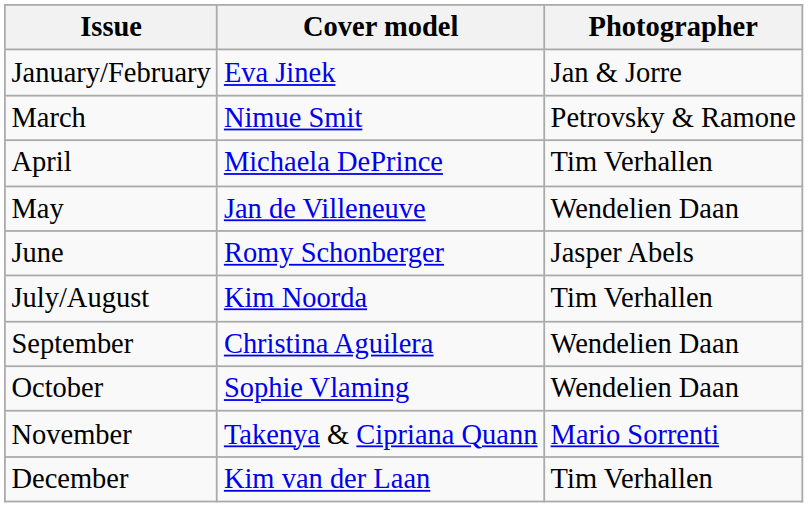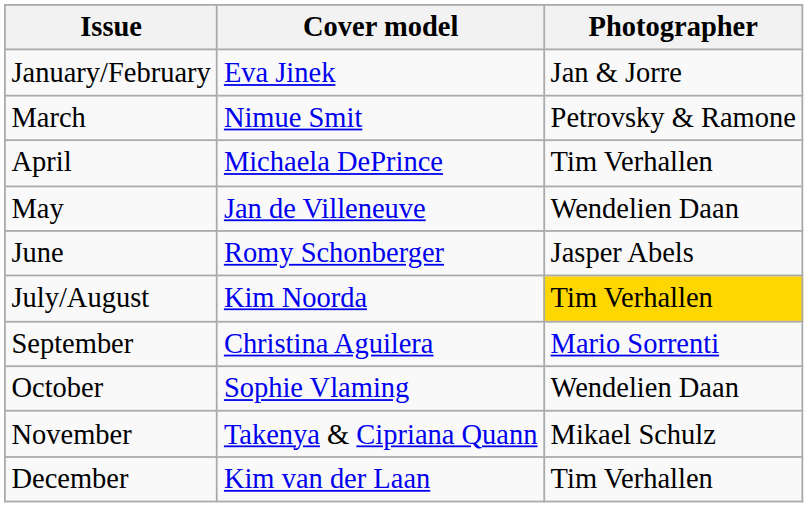(632, 298) no background -> (632, 298) gold background
(645, 343) Wendelien Daan -> (635, 343) Mario Sorrenti
(635, 433) Mario Sorrenti -> (633, 433) Mikael Schulz
